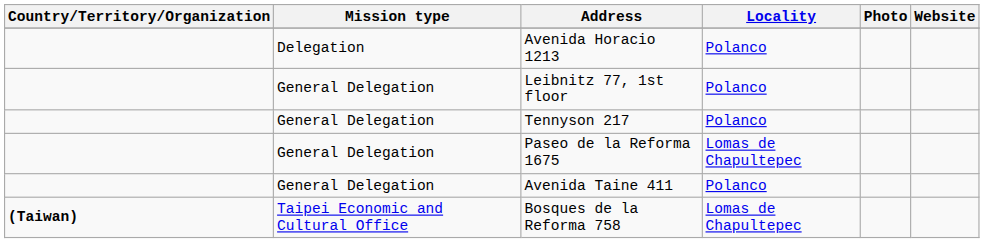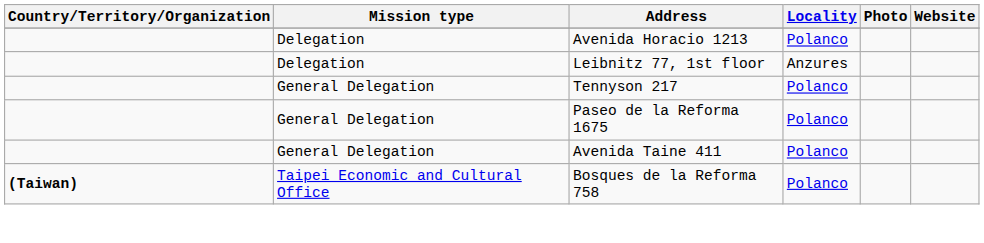(356, 89) General Delegation -> (321, 64) Delegation
(736, 89) Polanco -> (817, 64) Anzures
(754, 153) Lomas de Chapultepec -> (817, 120) Polanco
(754, 218) Lomas de Chapultepec -> (817, 184) Polanco
